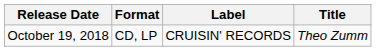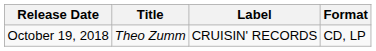columns swapped: (332, 14) <-> (137, 14)
